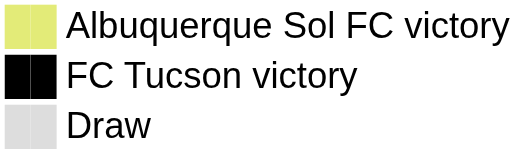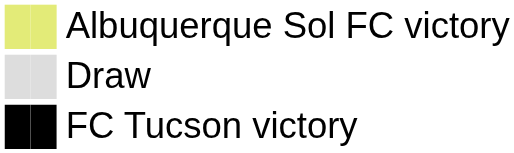rows swapped: (212, 75) <-> (108, 126)
